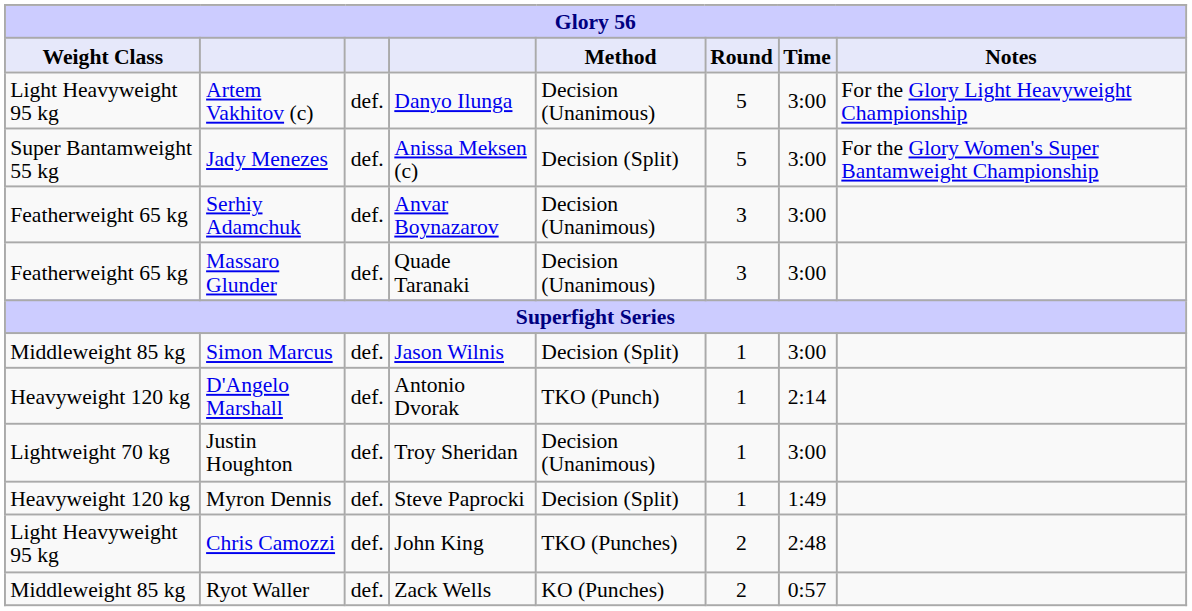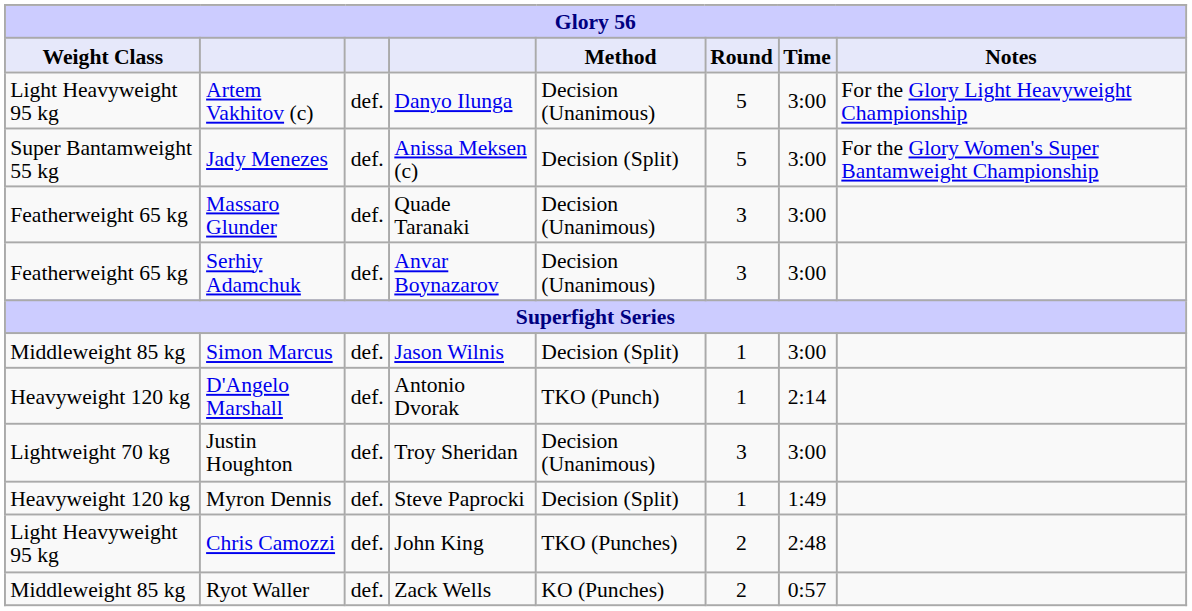rows swapped: (253, 215) <-> (243, 272)
(741, 453) 1 -> (741, 453) 3
